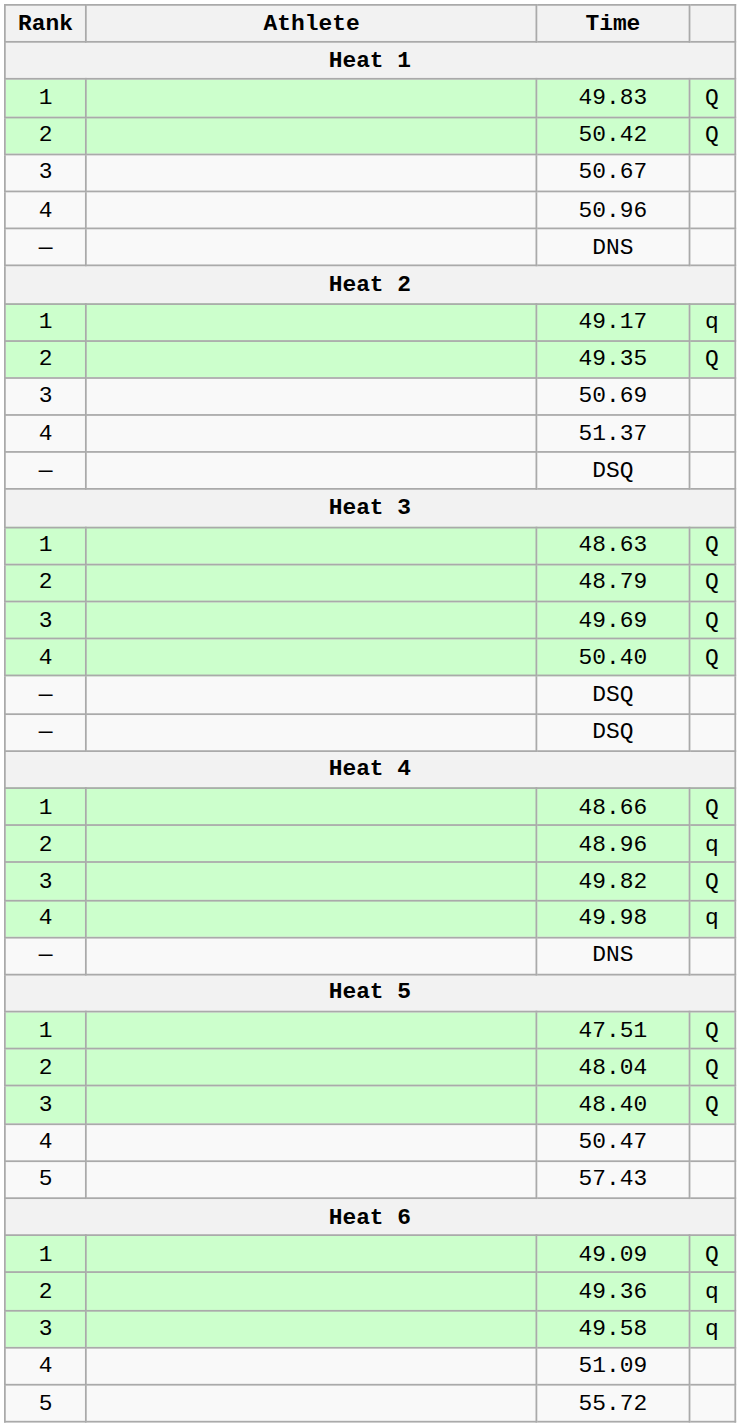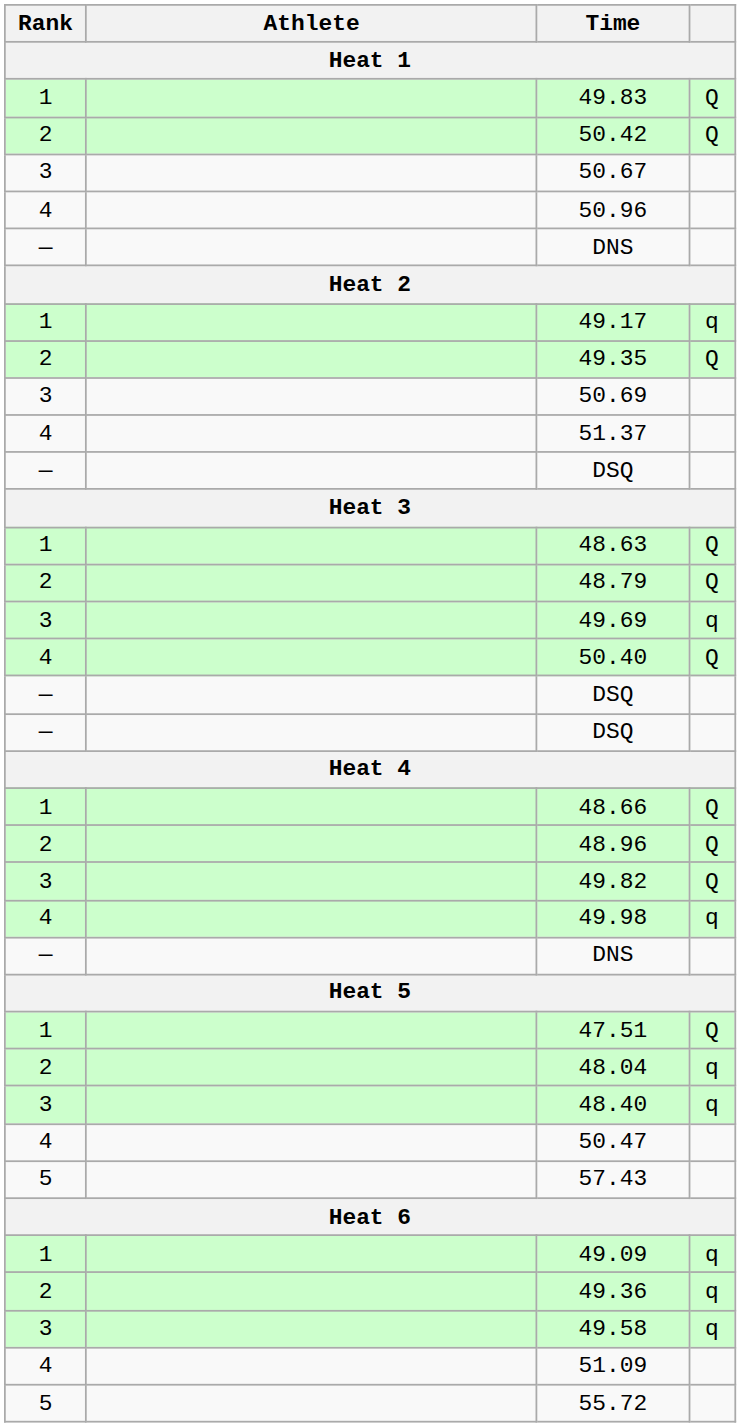(712, 620) Q -> (712, 620) q
(712, 844) q -> (712, 844) Q
(712, 1068) Q -> (712, 1068) q
(712, 1105) Q -> (712, 1105) q
(712, 1254) Q -> (712, 1254) q
